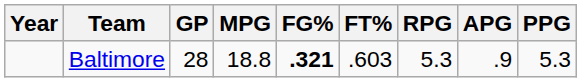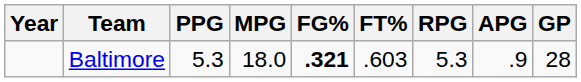columns swapped: (192, 23) <-> (547, 23)
(249, 59) 18.8 -> (264, 59) 18.0
